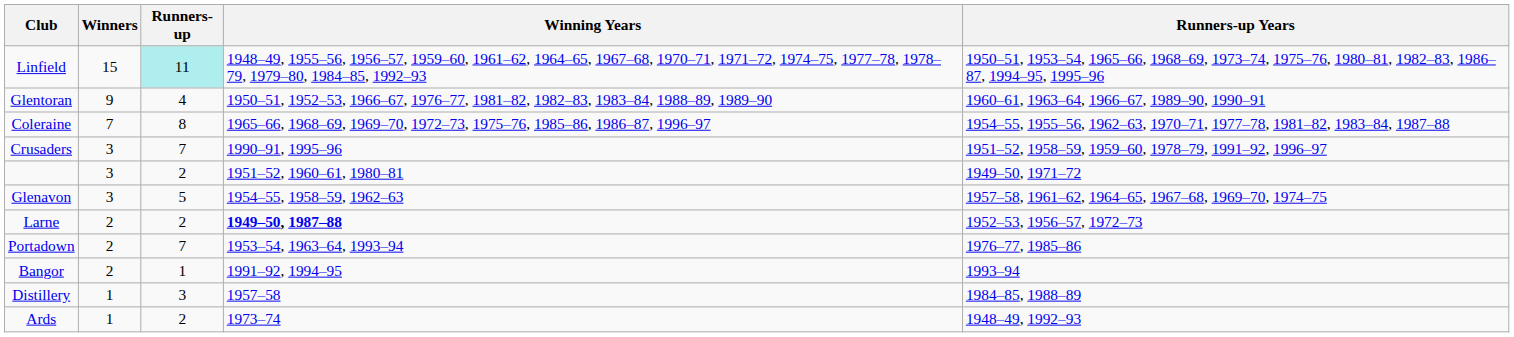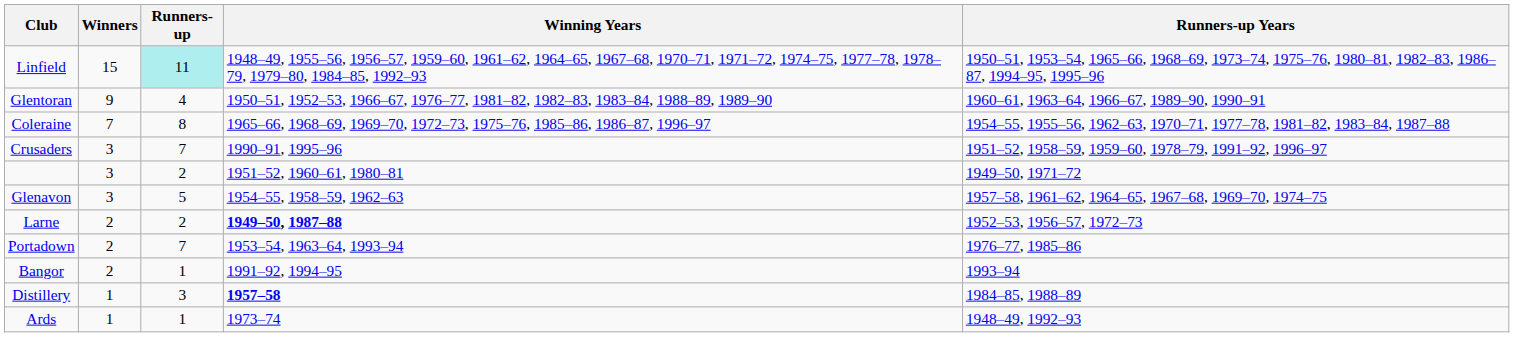(254, 294) normal -> (254, 294) bold
(182, 319) 2 -> (182, 319) 1
